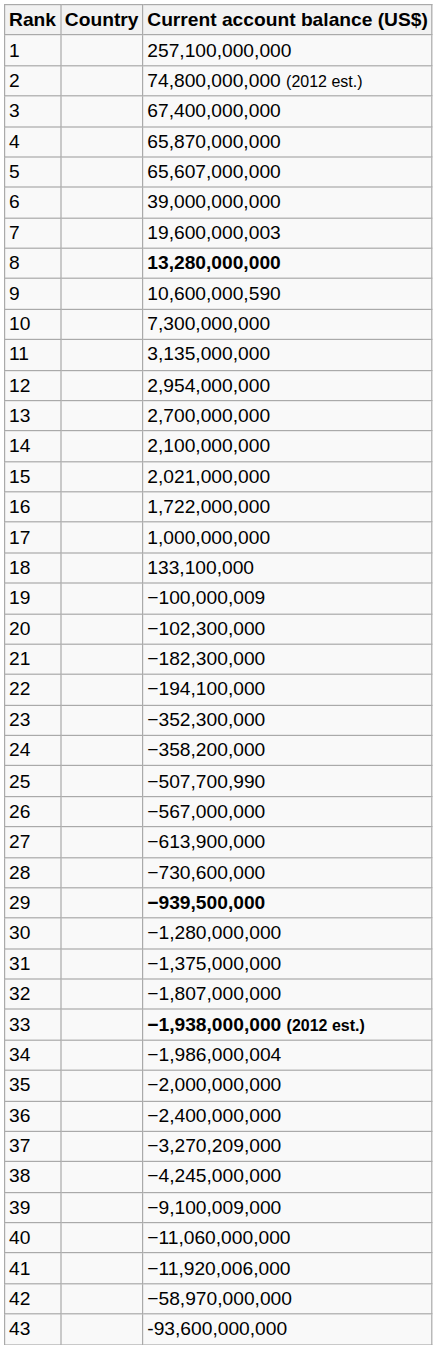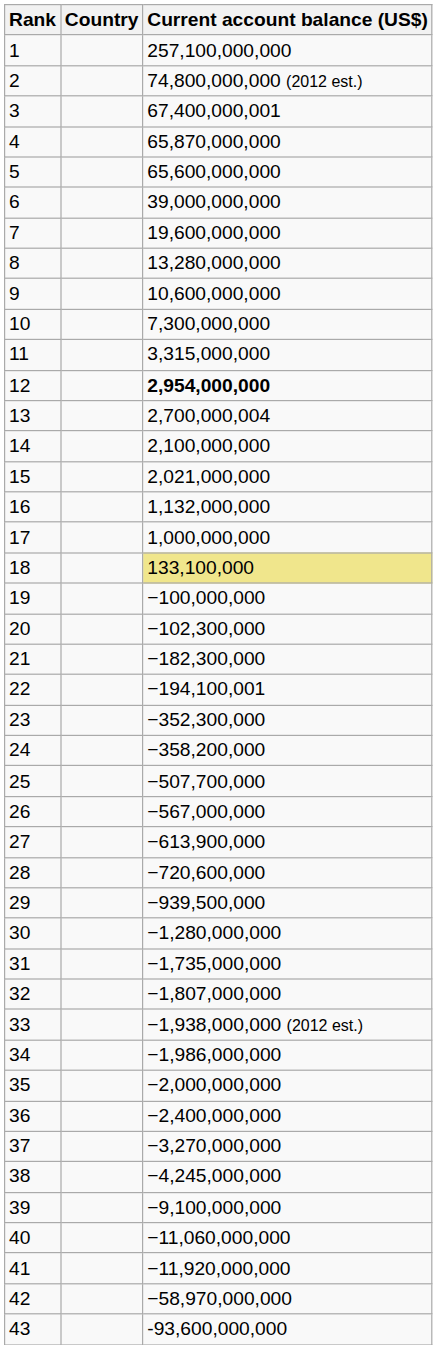(214, 111) 67,400,000,000 -> (214, 111) 67,400,000,001
(214, 171) 65,607,000,000 -> (214, 171) 65,600,000,000
(214, 232) 19,600,000,003 -> (214, 232) 19,600,000,000
(214, 263) bold -> (214, 263) normal
(214, 293) 10,600,000,590 -> (214, 293) 10,600,000,000
(209, 354) 3,135,000,000 -> (209, 354) 3,315,000,000
(209, 385) normal -> (209, 385) bold
(209, 415) 2,700,000,000 -> (209, 415) 2,700,000,004
(209, 506) 1,722,000,000 -> (209, 506) 1,132,000,000
(201, 567) no background -> (201, 567) khaki background
(206, 598) −100,000,009 -> (206, 598) −100,000,000
(206, 689) −194,100,000 -> (206, 689) −194,100,001
(206, 780) −507,700,990 -> (206, 780) −507,700,000
(206, 872) −730,600,000 -> (206, 872) −720,600,000
(206, 902) bold -> (206, 902) normal
(214, 963) −1,375,000,000 -> (214, 963) −1,735,000,000
(256, 1024) bold -> (255, 1024) normal
(214, 1055) −1,986,000,004 -> (214, 1055) −1,986,000,000
(214, 1146) −3,270,209,000 -> (214, 1146) −3,270,000,000
(214, 1207) −9,100,009,000 -> (214, 1207) −9,100,000,000
(219, 1268) −11,920,006,000 -> (219, 1268) −11,920,000,000
